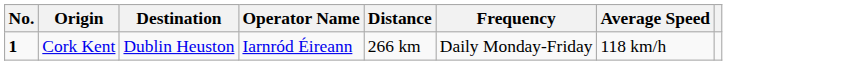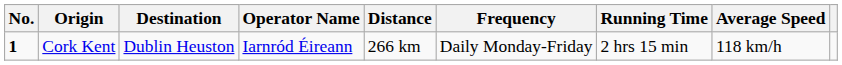+ column: (654, 18)
